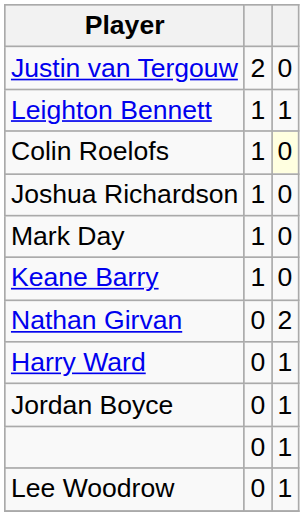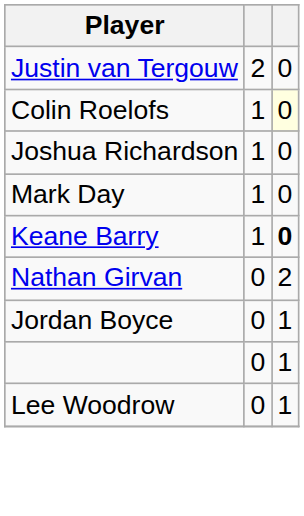- row: (111, 109)
(285, 278) normal -> (285, 236) bold
- row: (78, 362)
